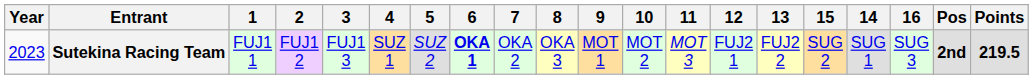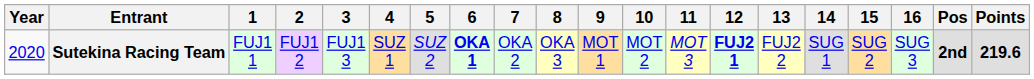columns swapped: (868, 17) <-> (825, 17)
(27, 52) 2023 -> (27, 52) 2020
(734, 52) normal -> (734, 52) bold
(999, 52) 219.5 -> (1000, 52) 219.6
